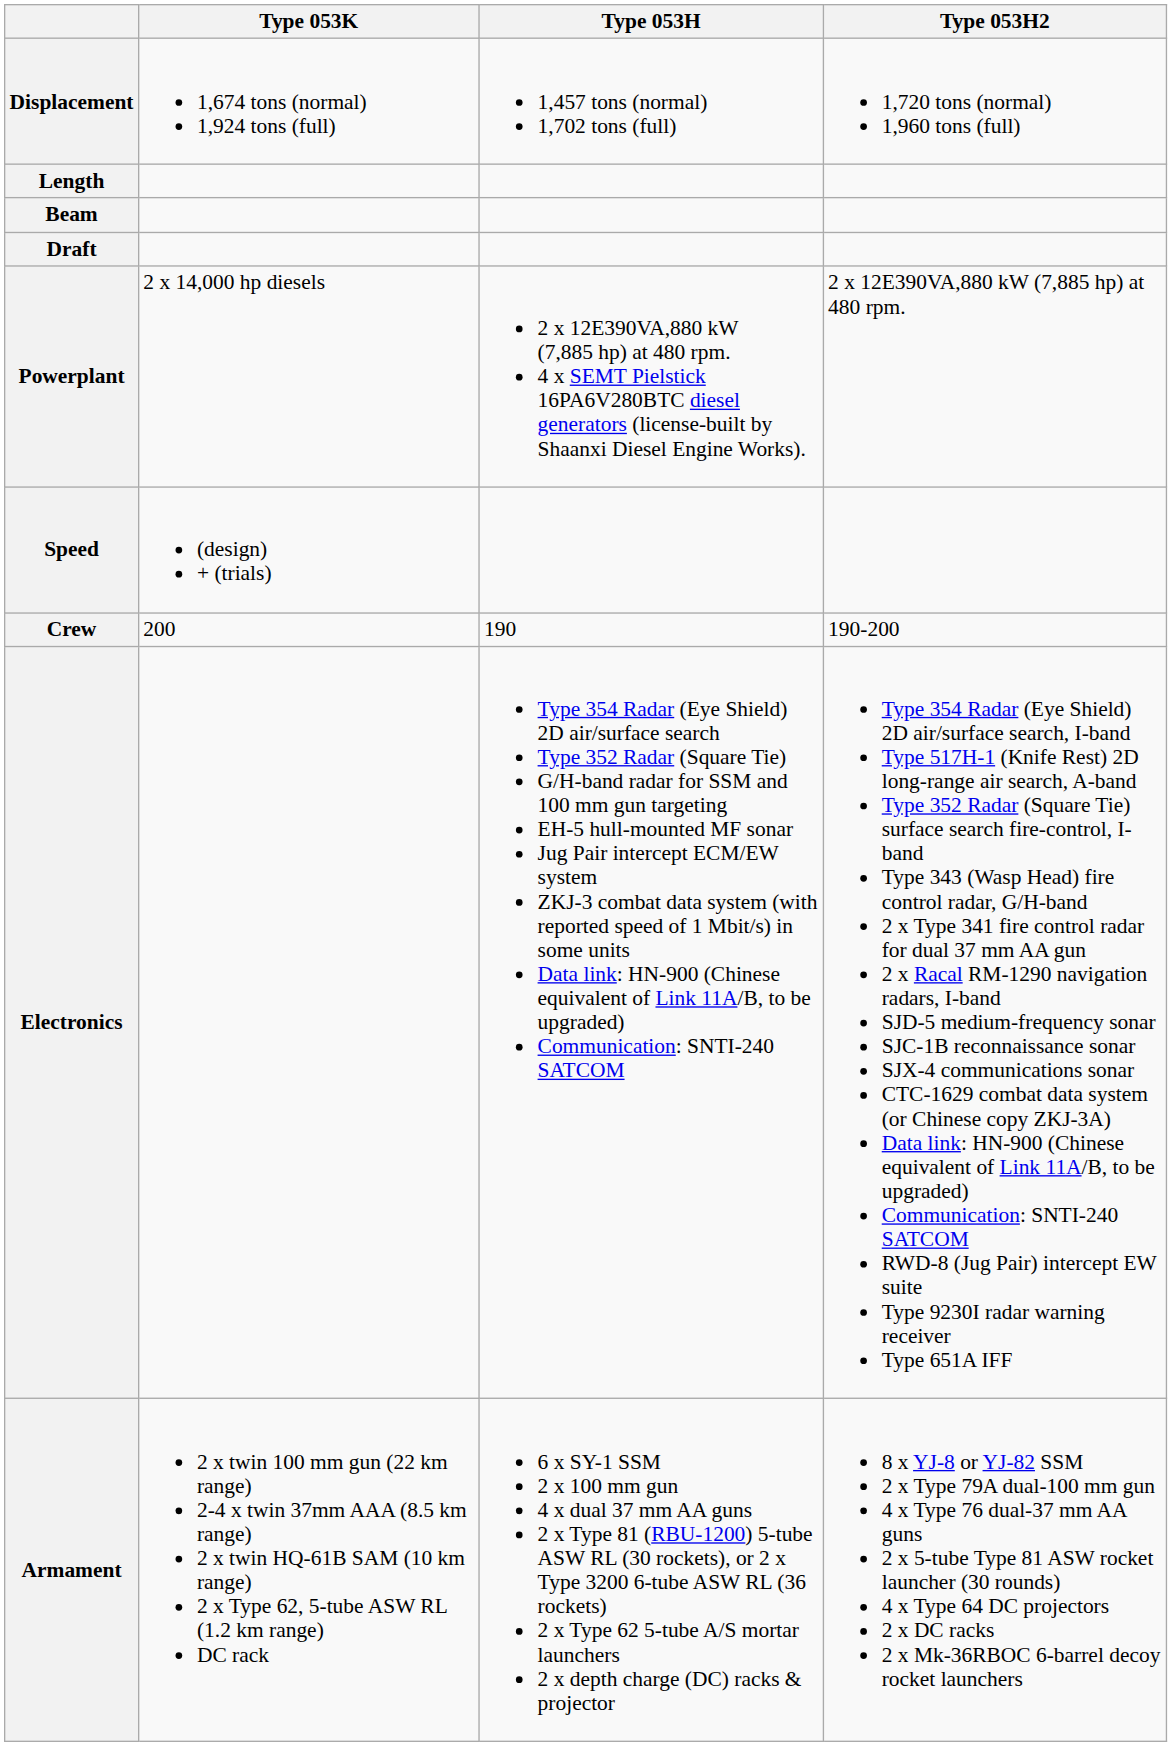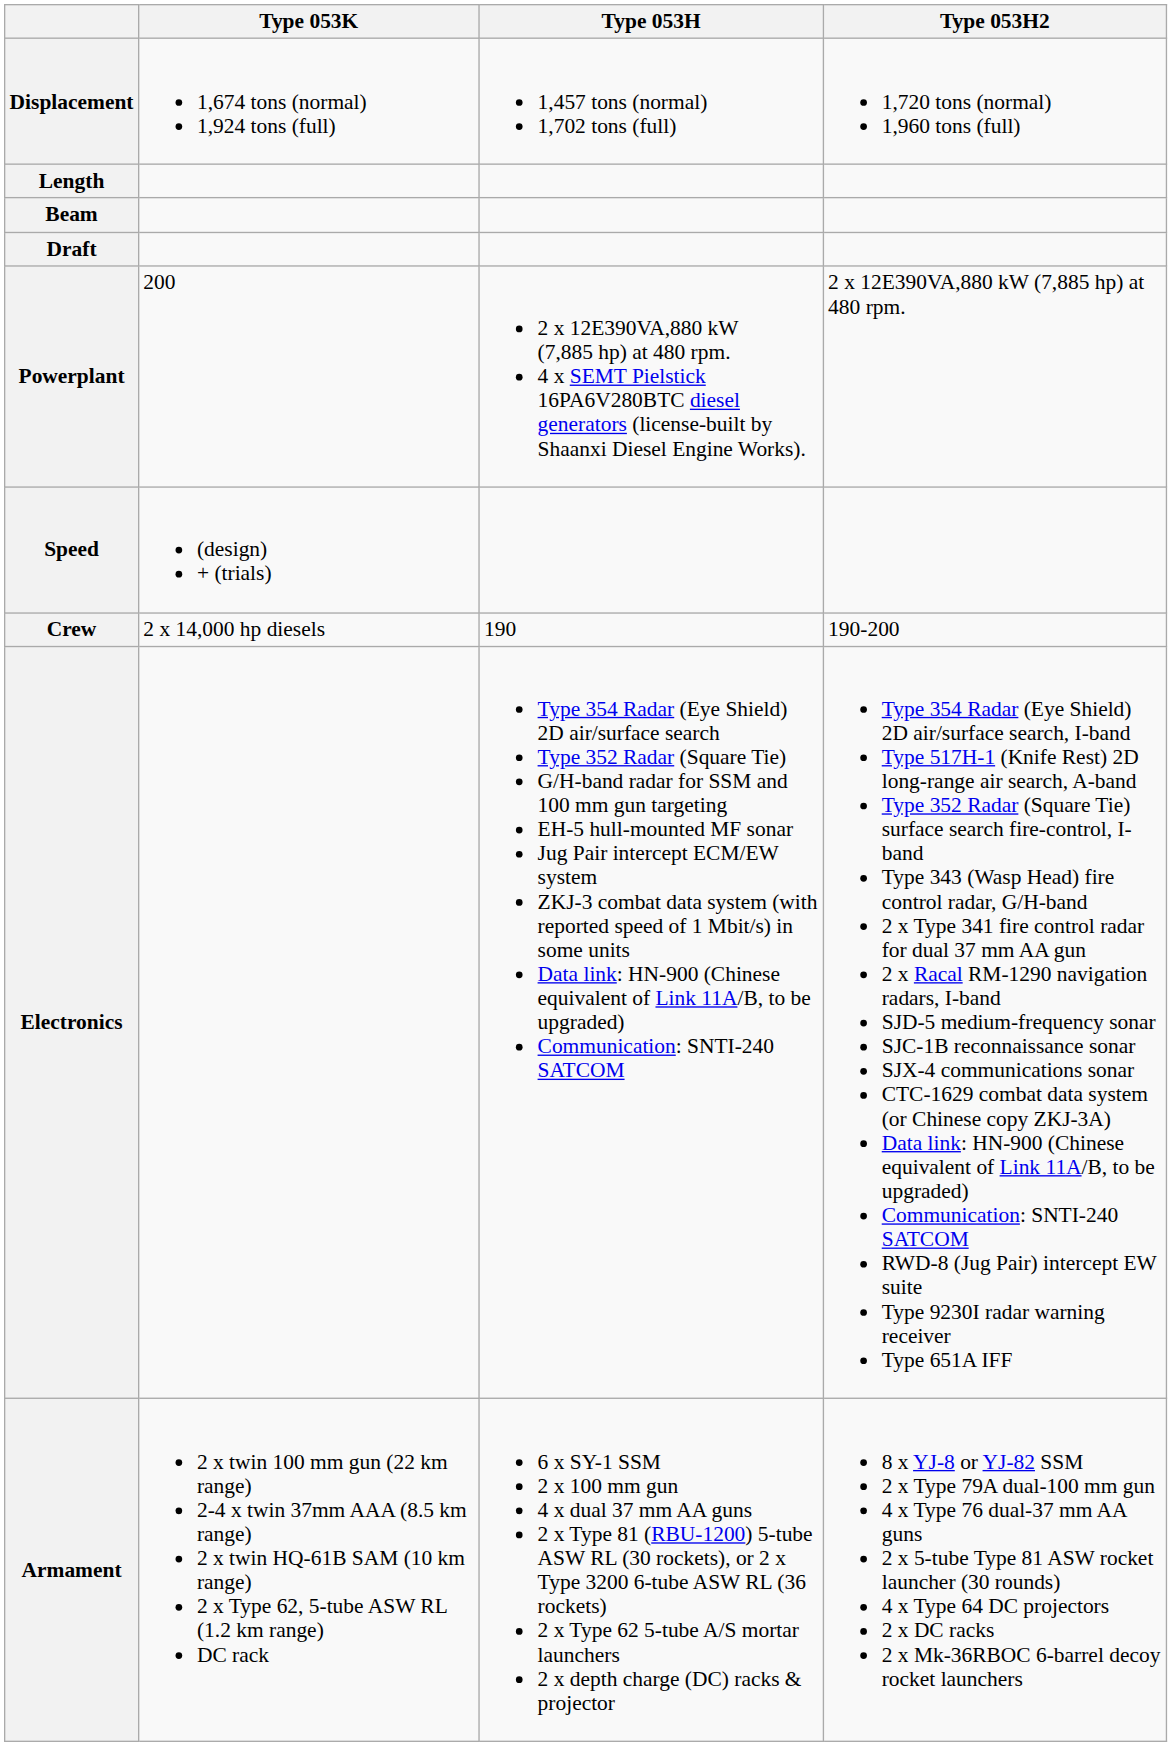(234, 282) 2 x 14,000 hp diesels -> (159, 282) 200
(159, 629) 200 -> (234, 629) 2 x 14,000 hp diesels
